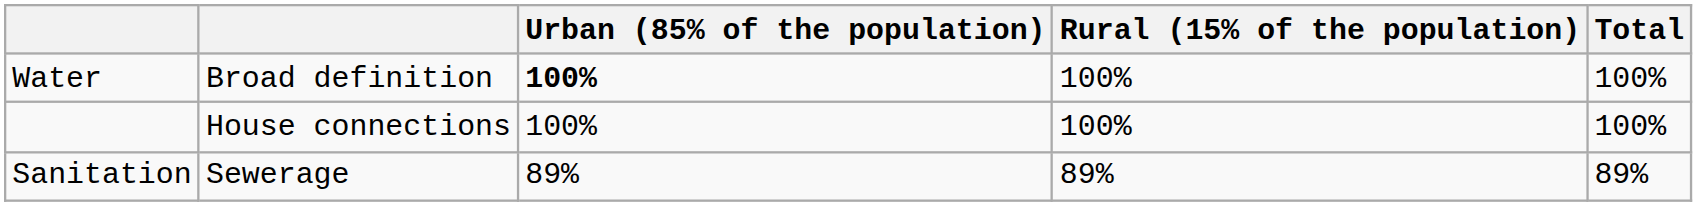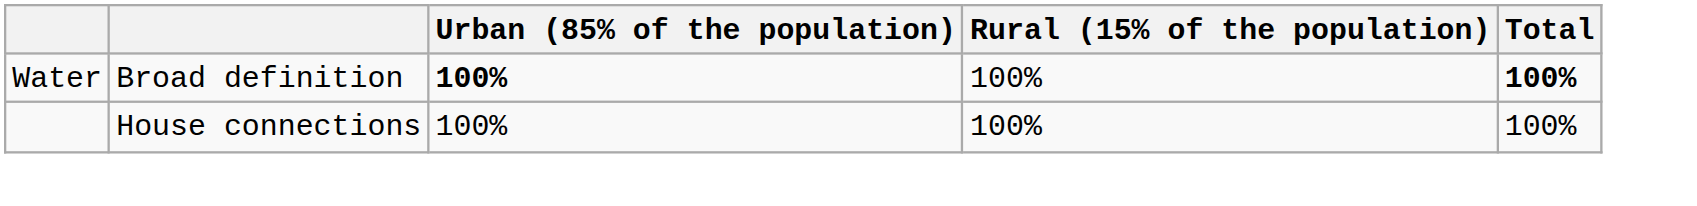(1630, 78) normal -> (1541, 78) bold
- row: (102, 176)
